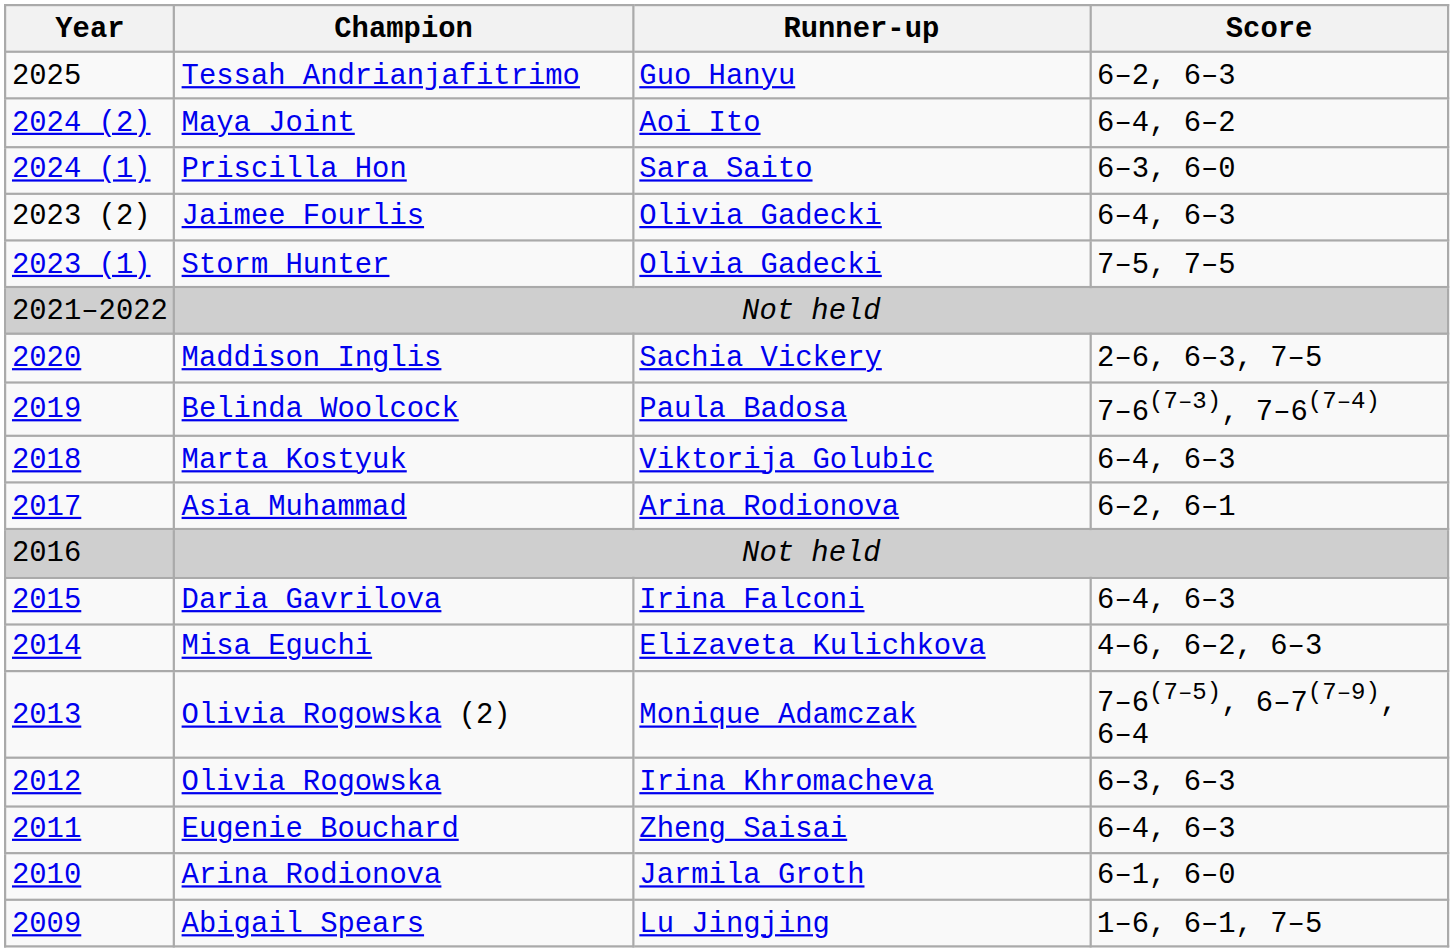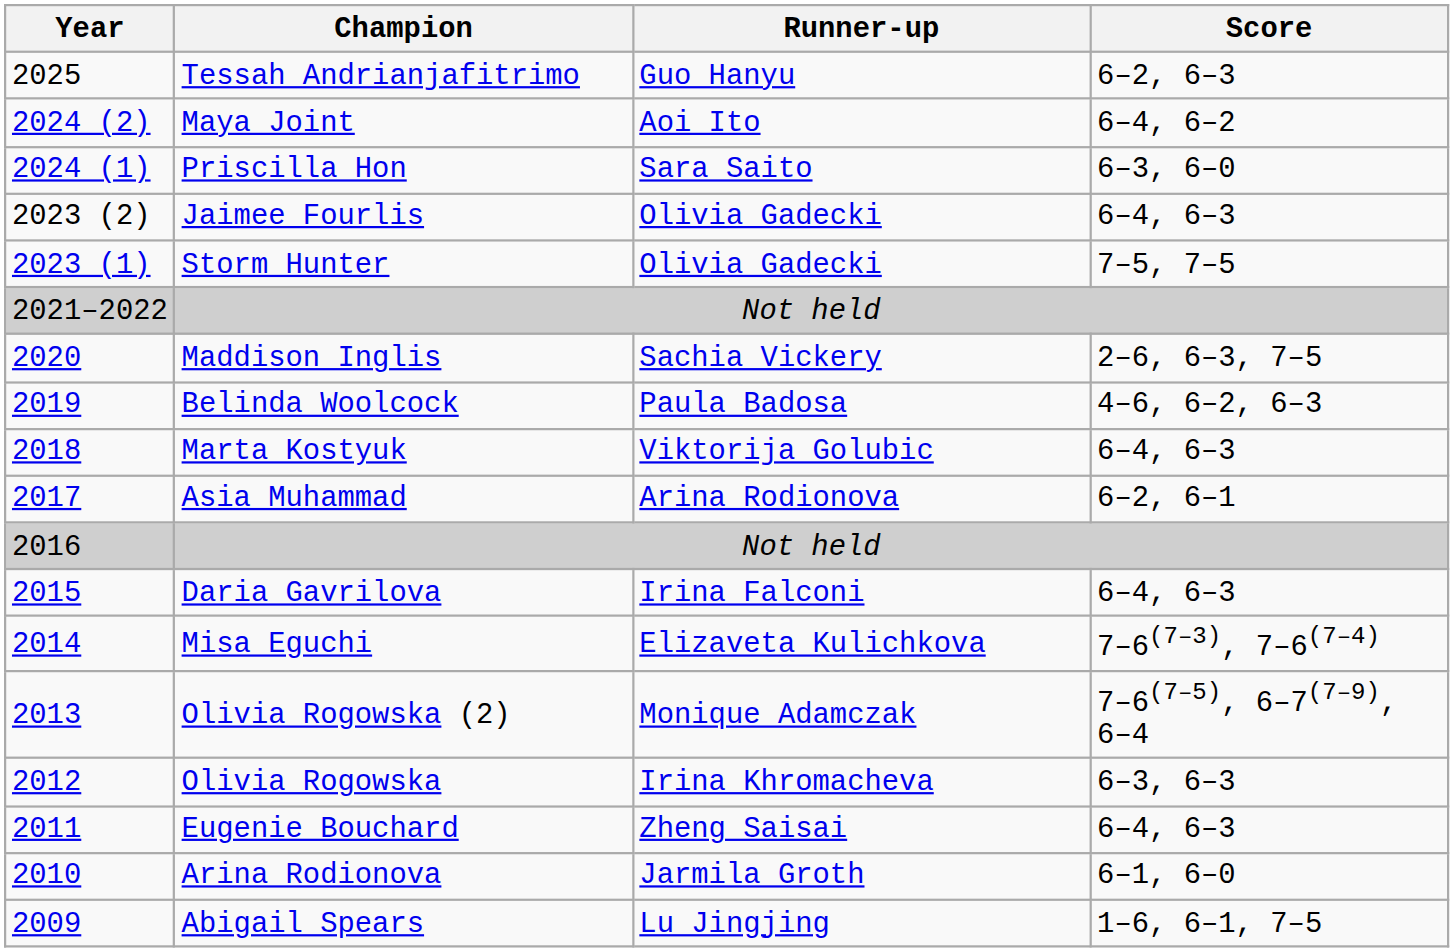(1239, 409) 7–6(7–3), 7–6(7–4) -> (1210, 405) 4–6, 6–2, 6–3
(1210, 647) 4–6, 6–2, 6–3 -> (1239, 644) 7–6(7–3), 7–6(7–4)
